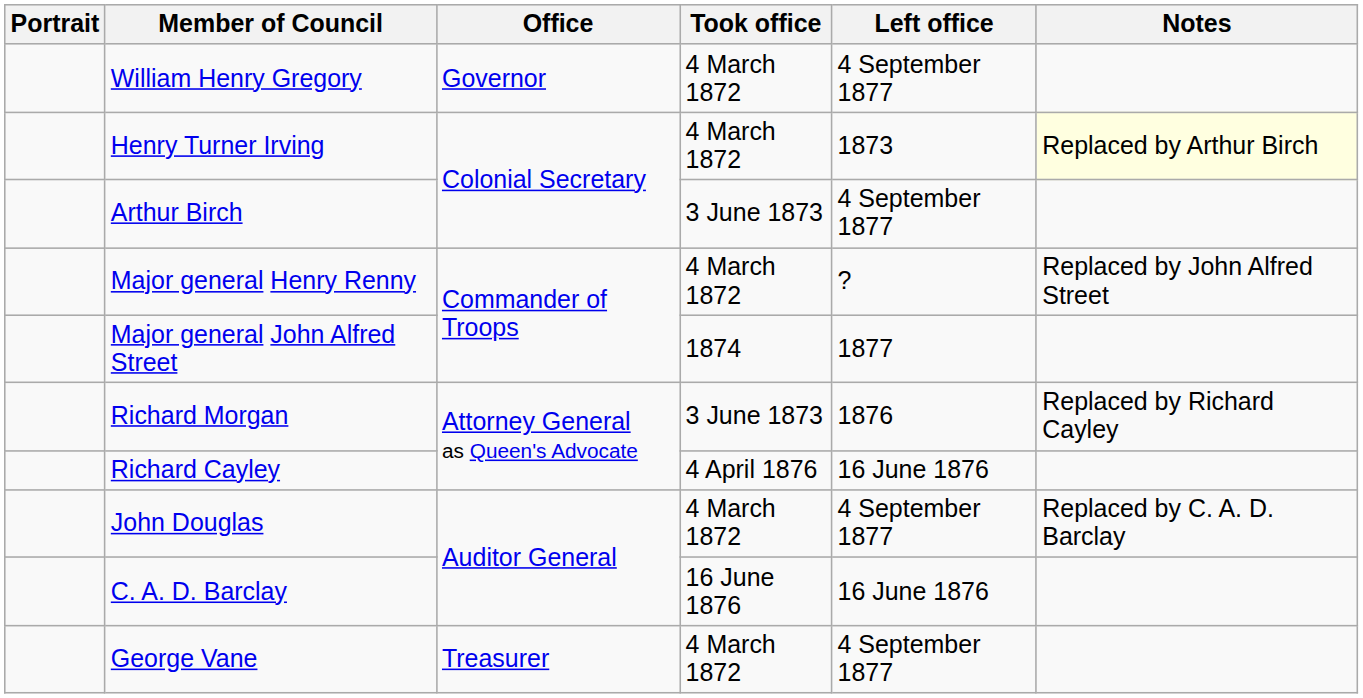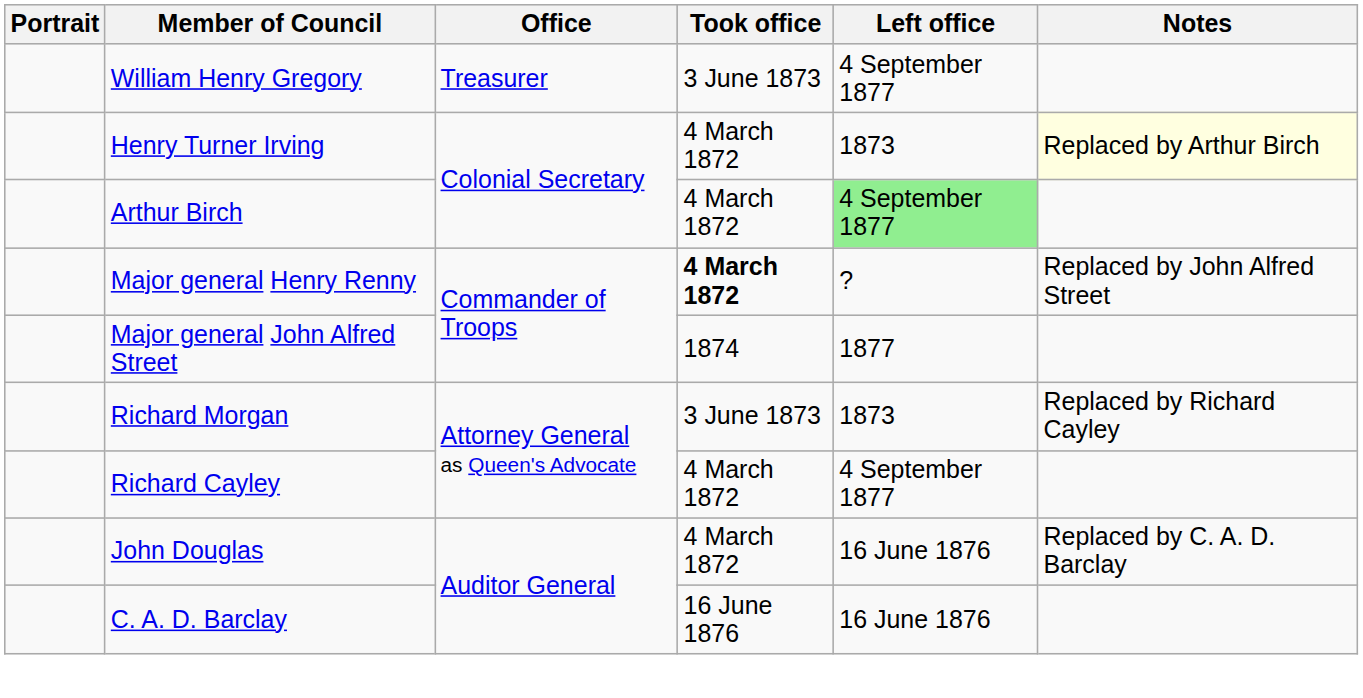(494, 77) Governor -> (494, 77) Treasurer
(731, 77) 4 March 1872 -> (752, 77) 3 June 1873
(754, 213) 3 June 1873 -> (729, 213) 4 March 1872
(909, 213) no background -> (911, 213) lightgreen background
(731, 280) normal -> (731, 280) bold
(865, 416) 1876 -> (867, 416) 1873
(751, 469) 4 April 1876 -> (729, 483) 4 March 1872
(913, 469) 16 June 1876 -> (911, 483) 4 September 1877
(909, 523) 4 September 1877 -> (915, 551) 16 June 1876
- row: (184, 658)
